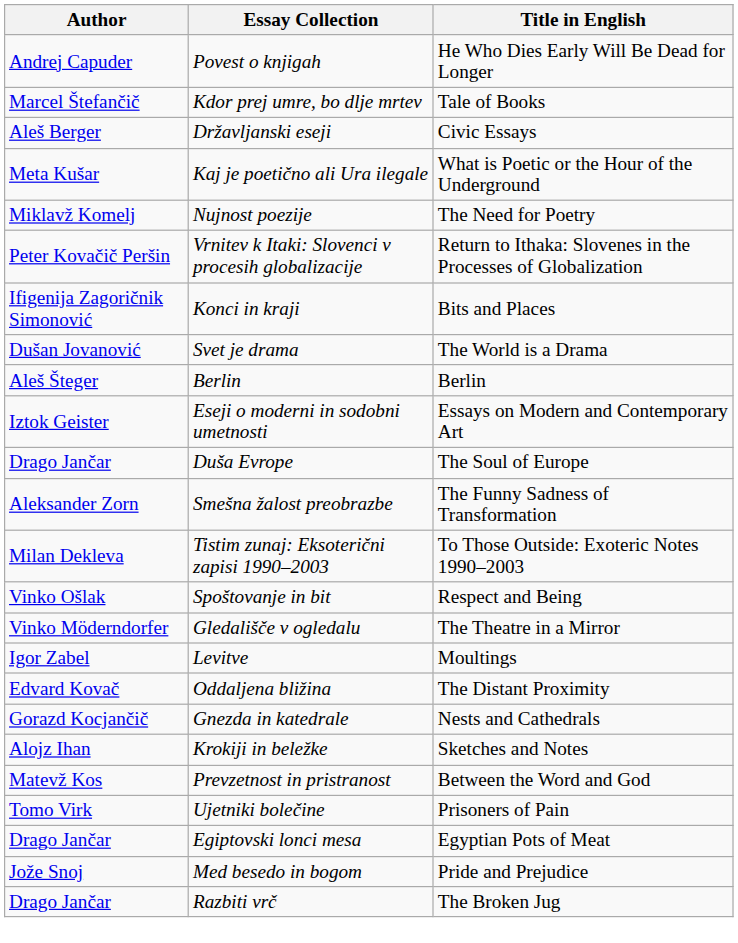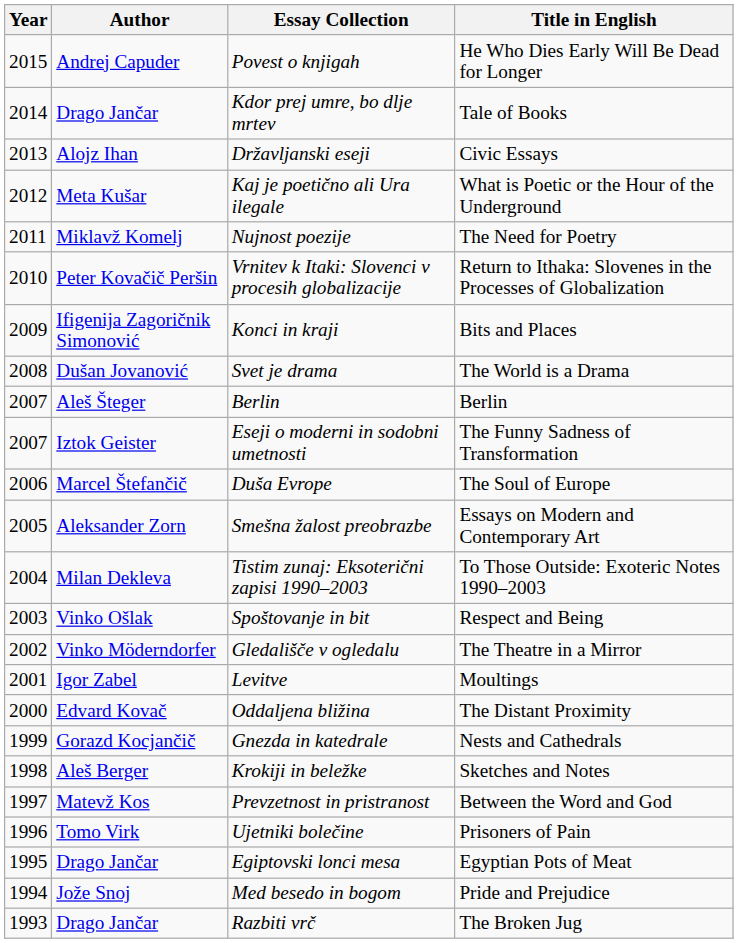+ column: (28, 19)
(74, 102) Marcel Štefančič -> (107, 113) Drago Jančar
(55, 132) Aleš Berger -> (97, 154) Alojz Ihan
(583, 421) Essays on Modern and Contemporary Art -> (545, 443) The Funny Sadness of Transformation
(60, 462) Drago Jančar -> (122, 484) Marcel Štefančič
(523, 503) The Funny Sadness of Transformation -> (547, 525) Essays on Modern and Contemporary Art
(50, 749) Alojz Ihan -> (102, 771) Aleš Berger
